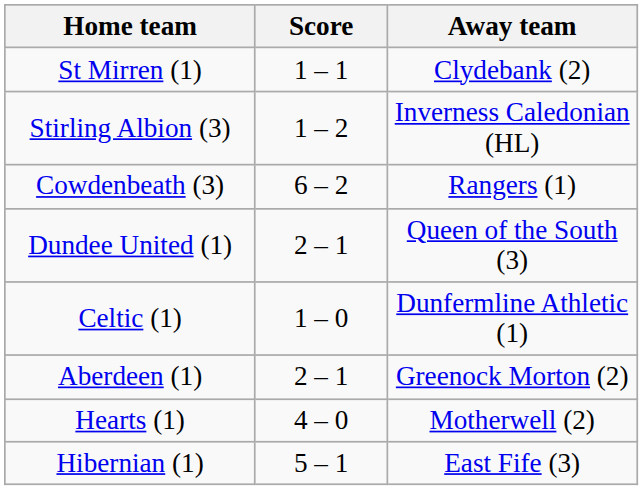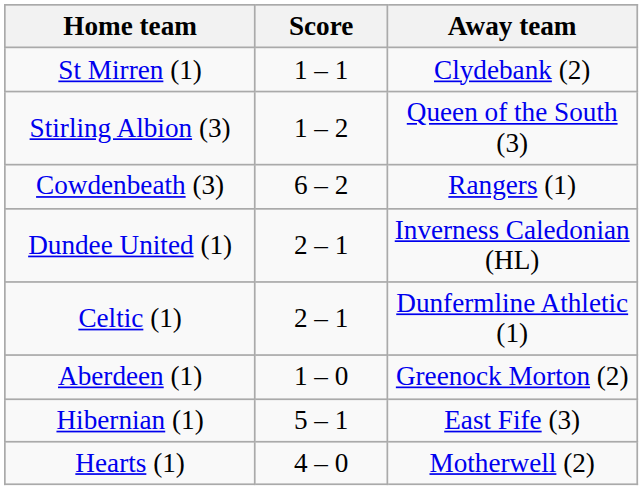(512, 127) Inverness Caledonian (HL) -> (512, 127) Queen of the South (3)
(512, 244) Queen of the South (3) -> (512, 244) Inverness Caledonian (HL)
(321, 318) 1 – 0 -> (321, 318) 2 – 1
(321, 376) 2 – 1 -> (321, 376) 1 – 0
rows swapped: (130, 419) <-> (130, 462)
